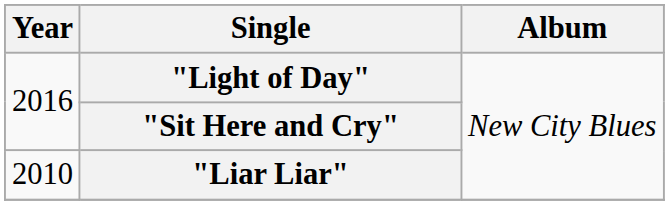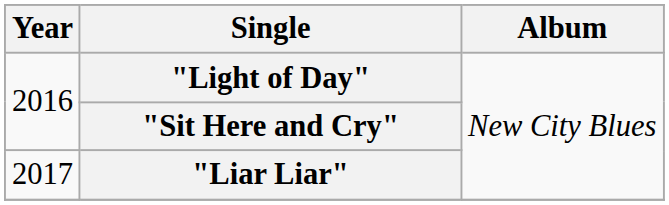(43, 174) 2010 -> (43, 174) 2017
